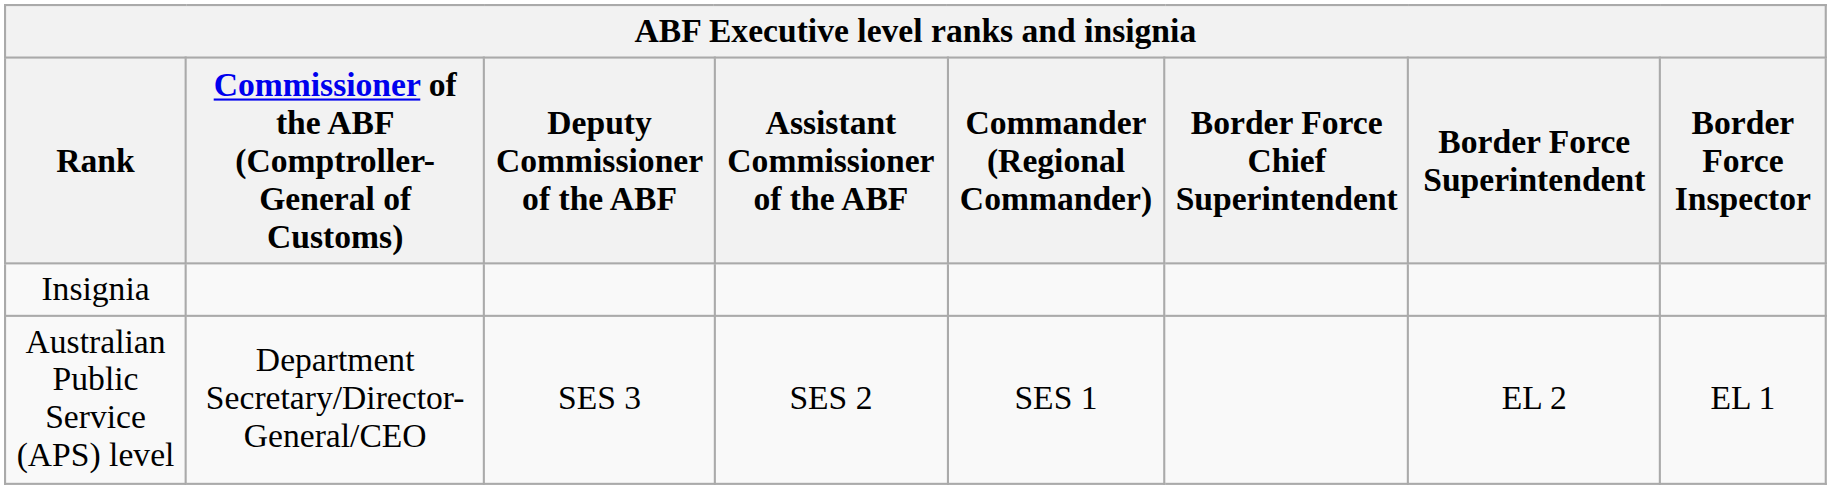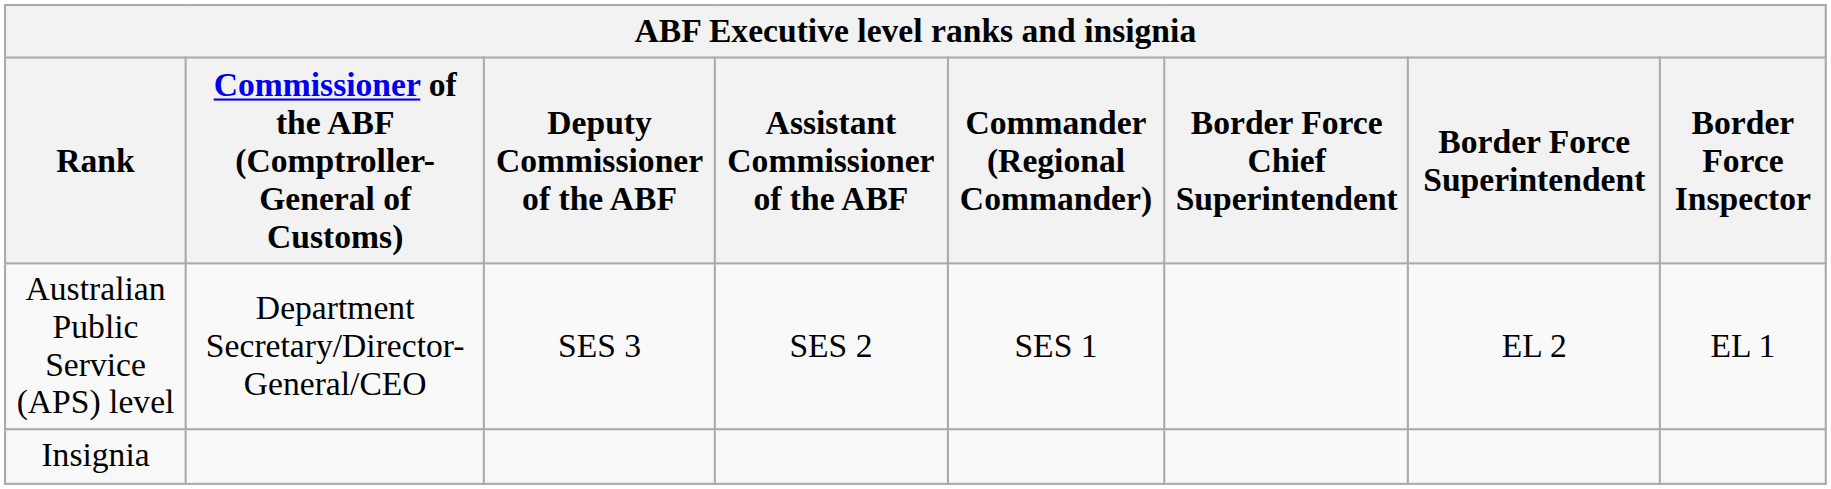rows swapped: (96, 398) <-> (96, 288)
